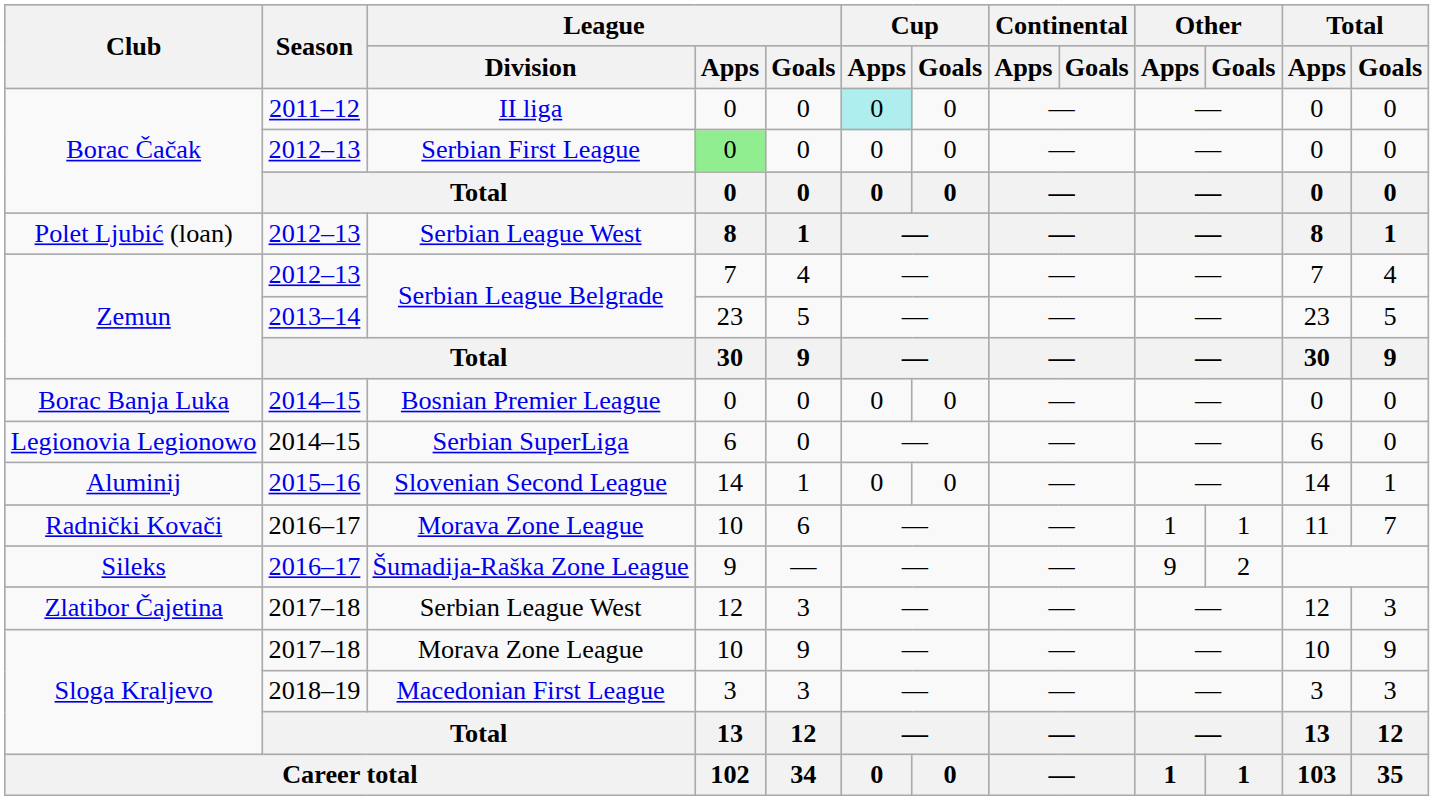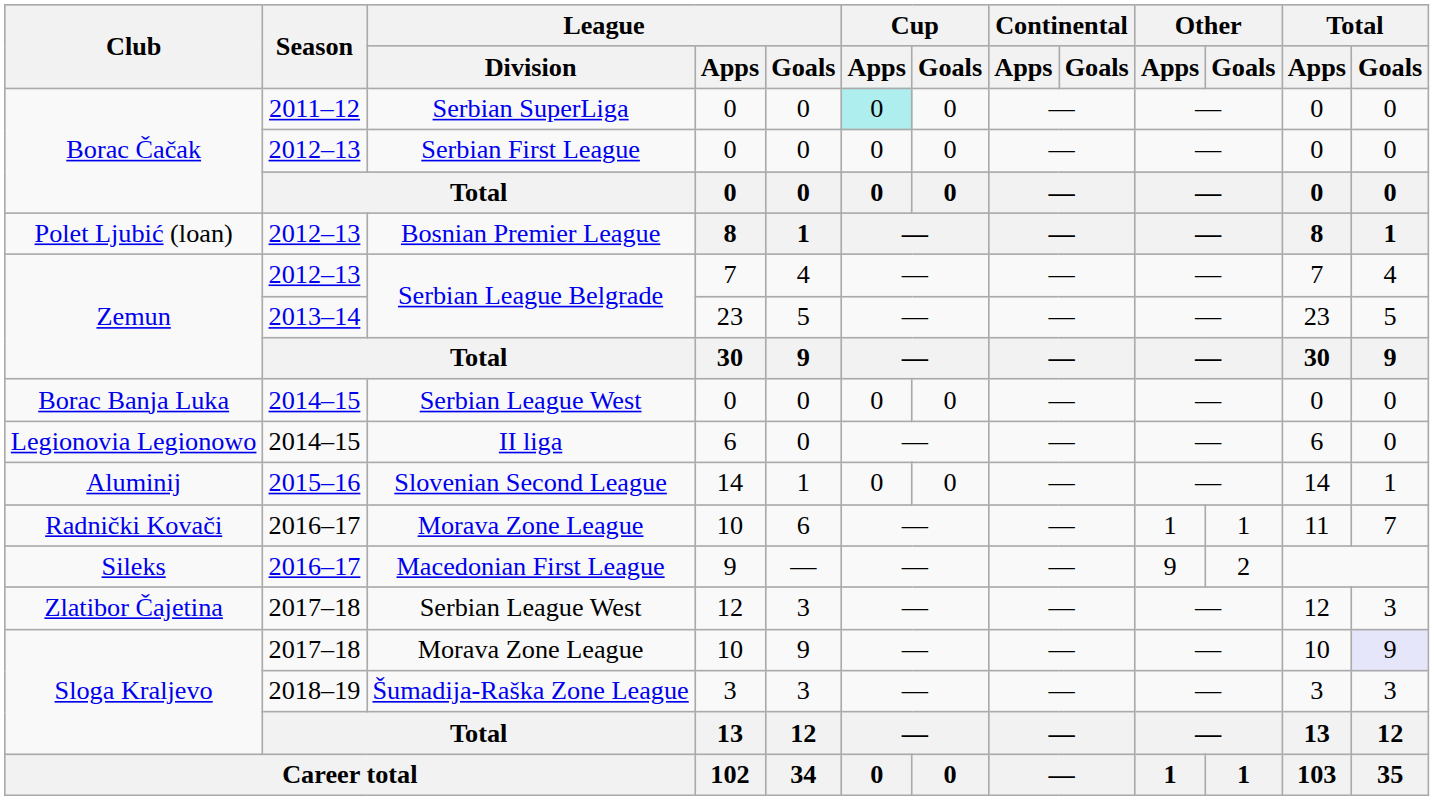(531, 108) II liga -> (531, 108) Serbian SuperLiga
(730, 150) lightgreen background -> (730, 150) no background
(531, 233) Serbian League West -> (531, 233) Bosnian Premier League
(531, 399) Bosnian Premier League -> (531, 399) Serbian League West
(531, 441) Serbian SuperLiga -> (531, 441) II liga
(531, 566) Šumadija-Raška Zone League -> (531, 566) Macedonian First League
(1390, 649) no background -> (1390, 649) lavender background
(531, 691) Macedonian First League -> (531, 691) Šumadija-Raška Zone League
